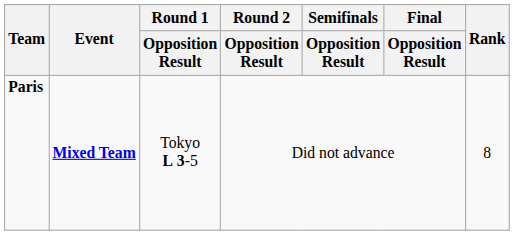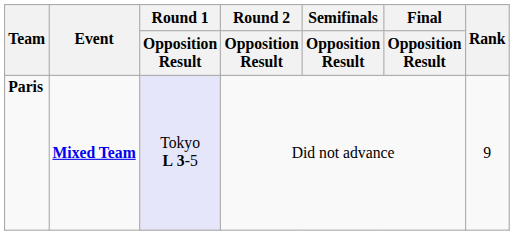(180, 152) no background -> (180, 152) lavender background
(487, 152) 8 -> (487, 152) 9
